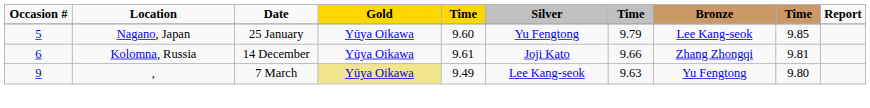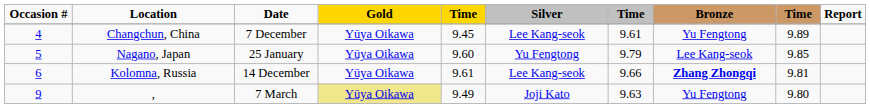+ row: (153, 34)
(547, 53) Joji Kato -> (547, 73) Lee Kang-seok
(714, 53) normal -> (714, 73) bold
(547, 73) Lee Kang-seok -> (547, 93) Joji Kato
